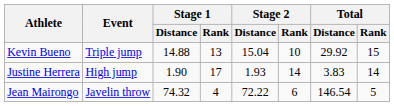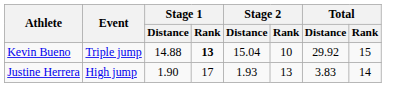(216, 53) normal -> (207, 53) bold
(295, 72) 14 -> (286, 72) 13
- row: (43, 92)
